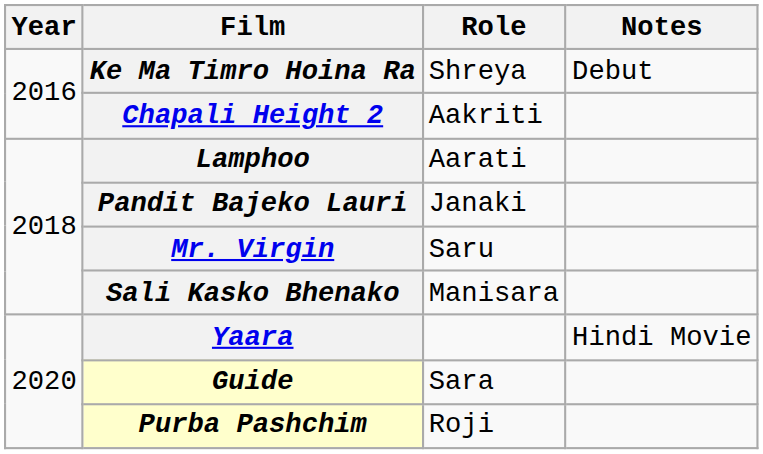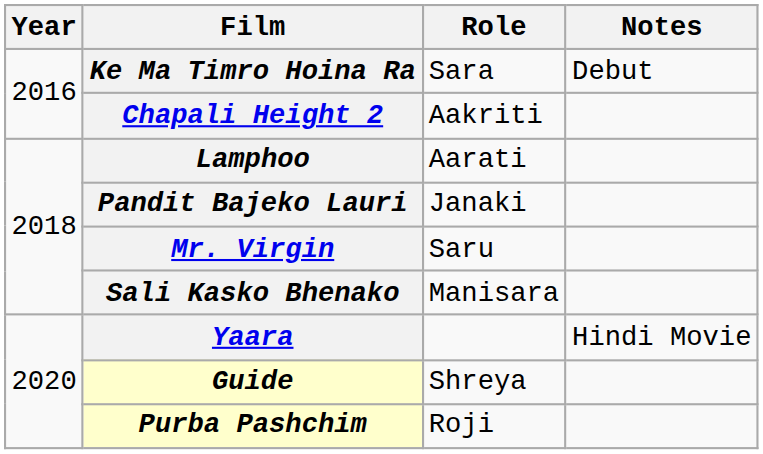(478, 71) Shreya -> (461, 71) Sara
(461, 381) Sara -> (478, 381) Shreya
